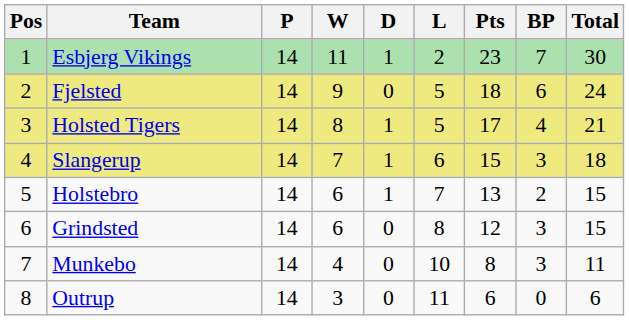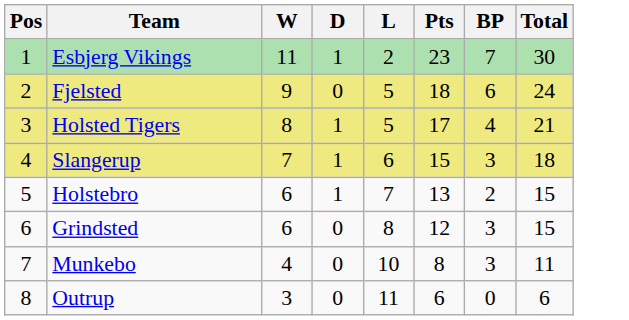- column: (287, 21)
